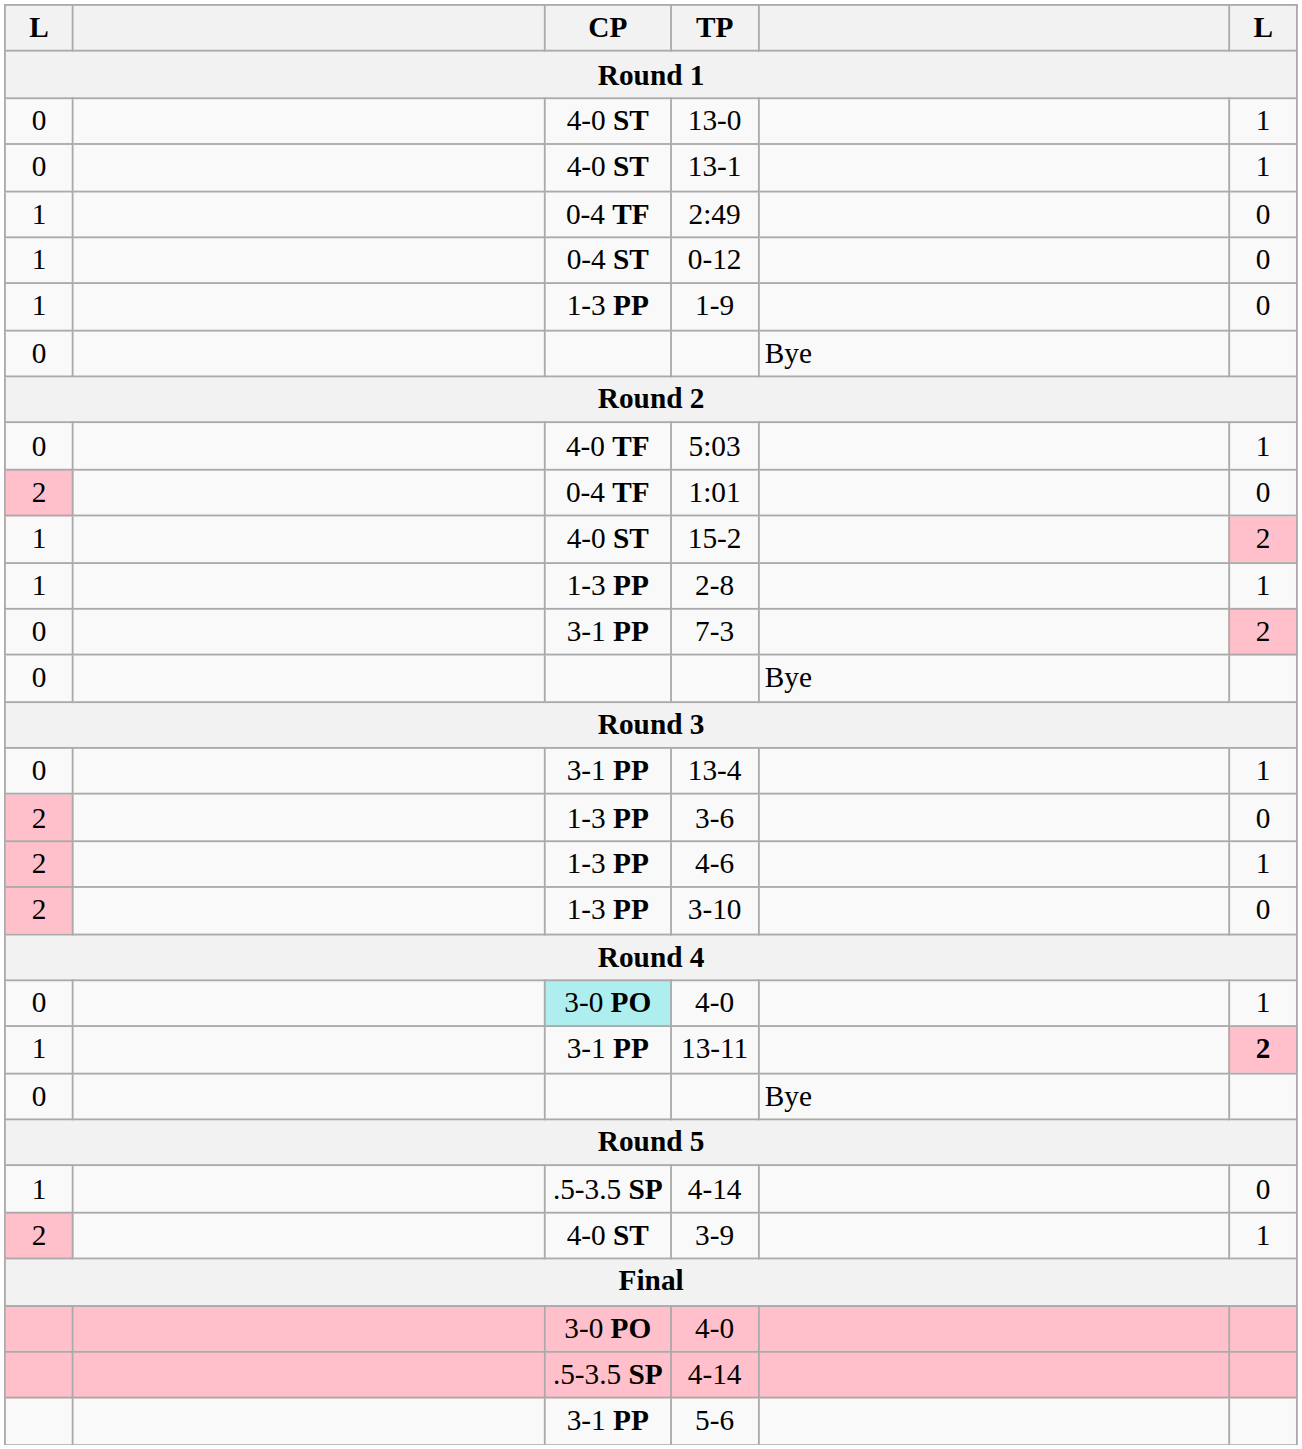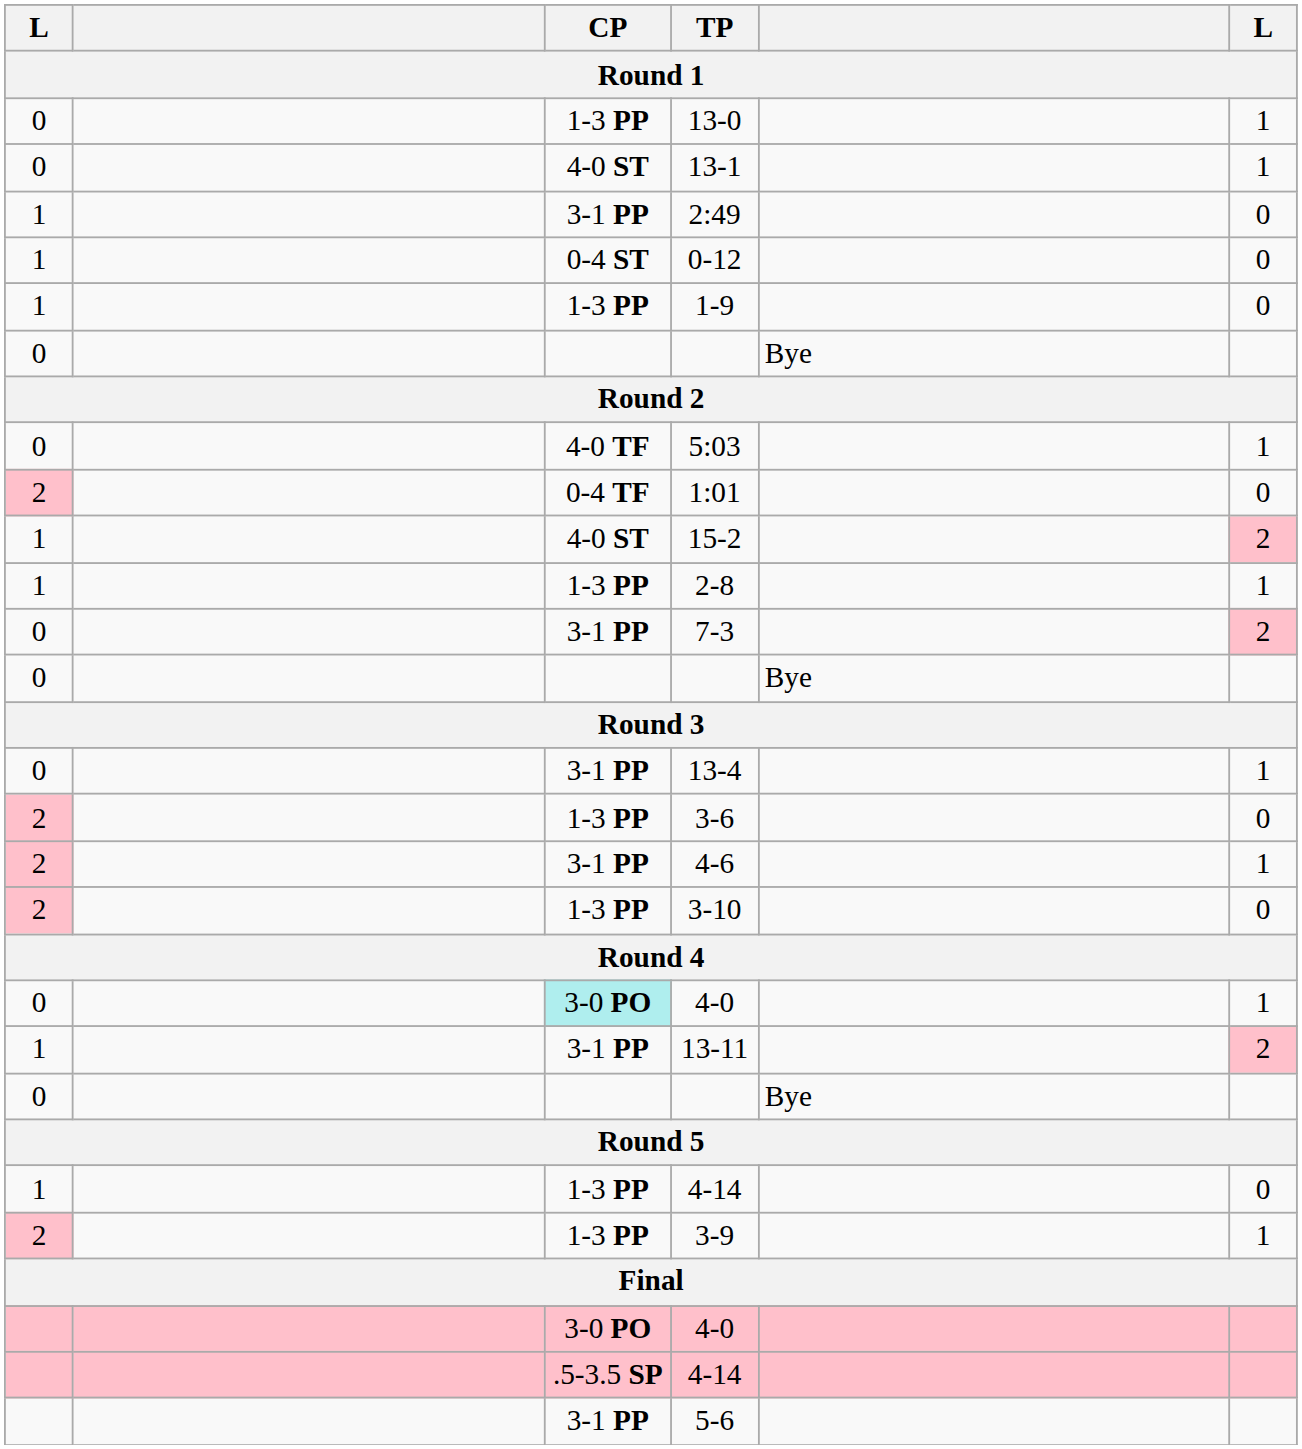(608, 120) 4-0 ST -> (608, 120) 1-3 PP
(608, 213) 0-4 TF -> (608, 213) 3-1 PP
(608, 863) 1-3 PP -> (608, 863) 3-1 PP
(1263, 1049) bold -> (1263, 1049) normal
(608, 1188) .5-3.5 SP -> (608, 1188) 1-3 PP
(608, 1235) 4-0 ST -> (608, 1235) 1-3 PP
